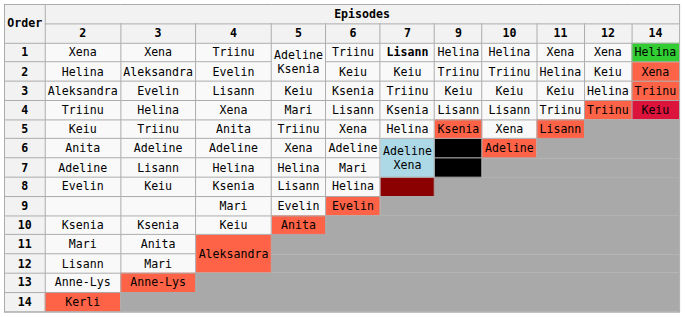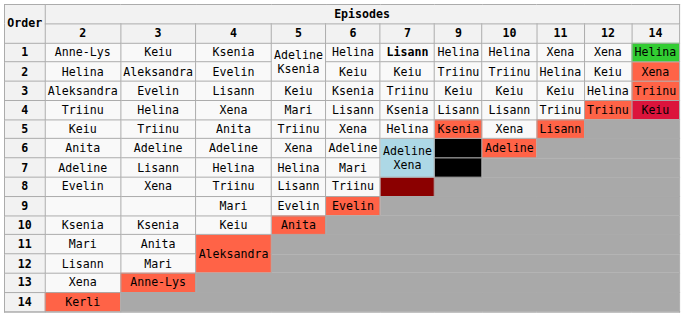(83, 52) Xena -> (83, 52) Anne-Lys
(158, 52) Xena -> (158, 52) Keiu
(234, 52) Triinu -> (234, 52) Ksenia
(353, 52) Triinu -> (353, 52) Helina
(158, 187) Keiu -> (158, 187) Xena
(234, 187) Ksenia -> (234, 187) Triinu
(353, 187) Helina -> (353, 187) Triinu
(83, 283) Anne-Lys -> (83, 283) Xena
